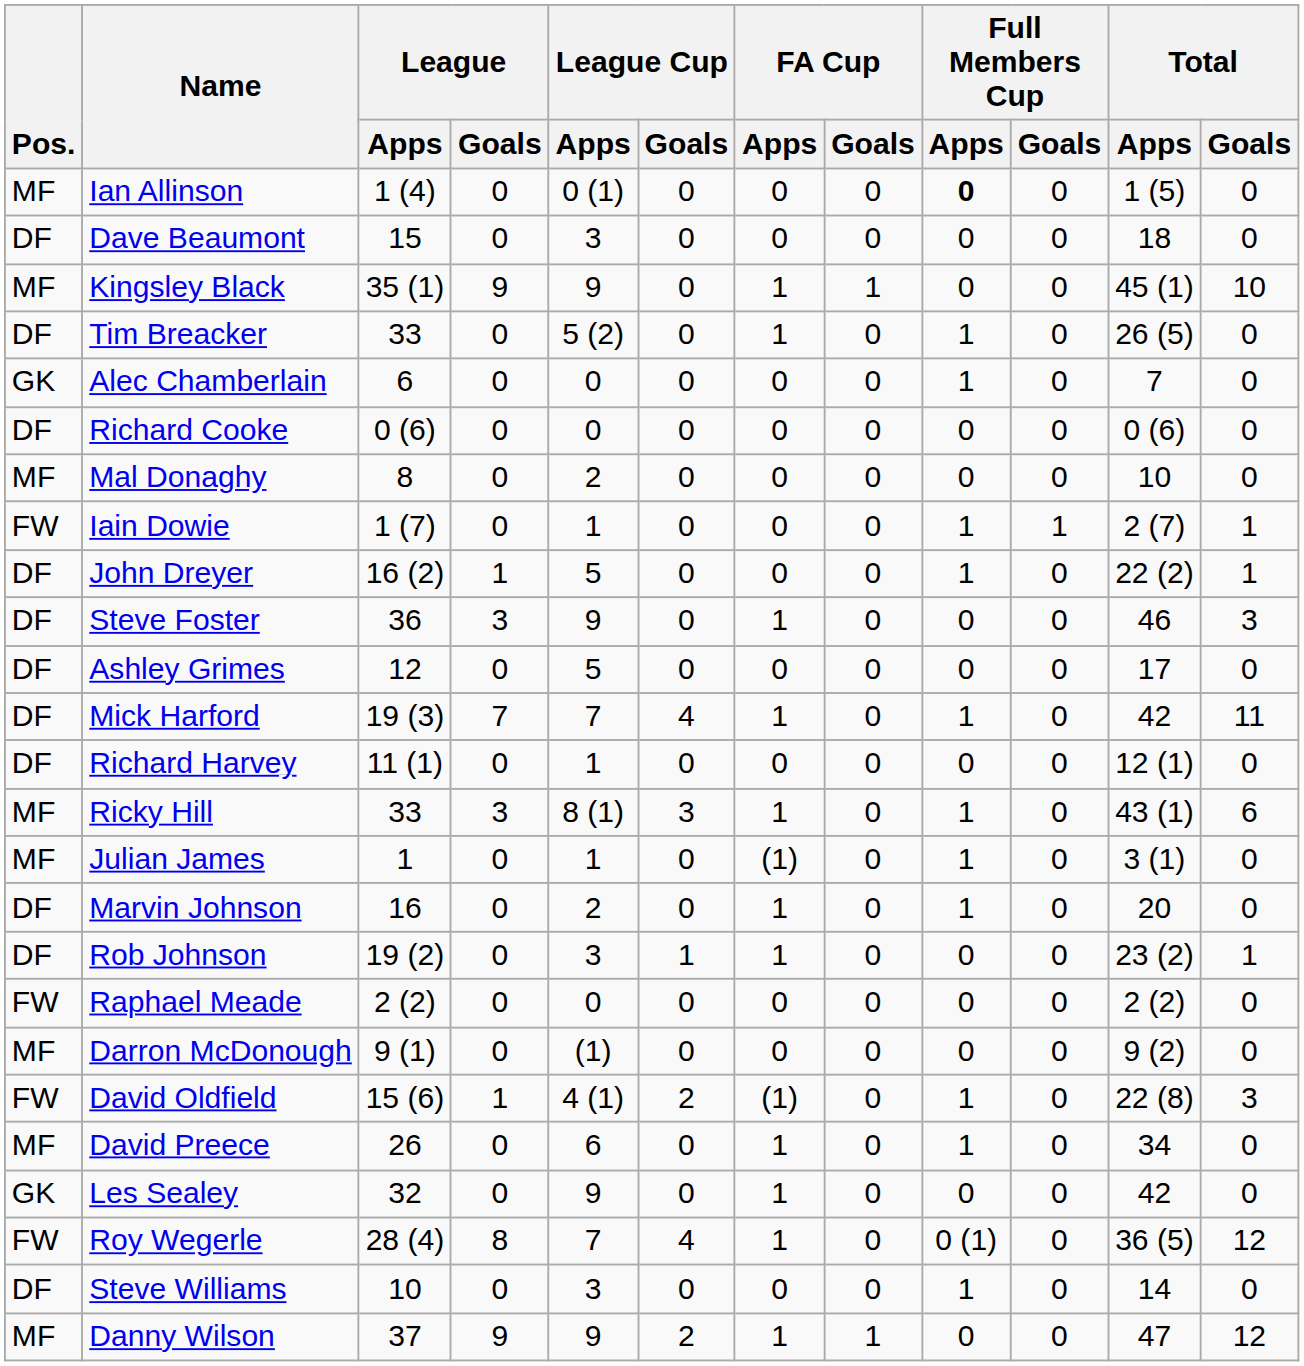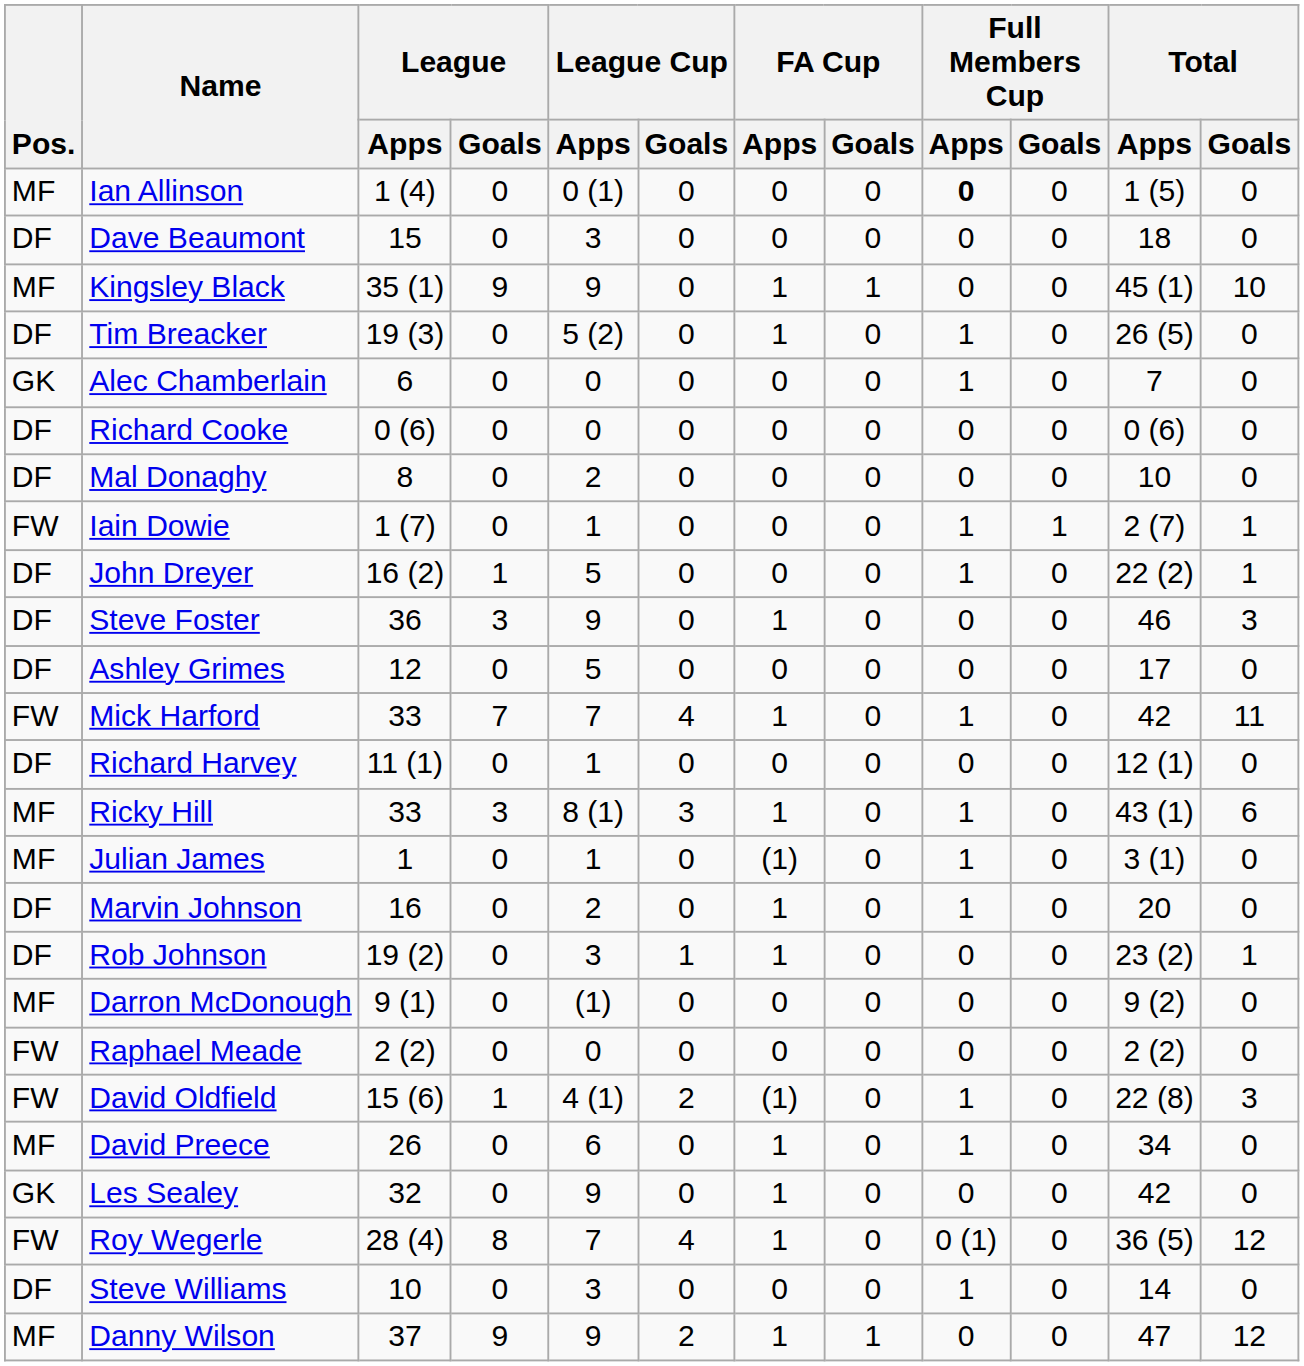(405, 334) 33 -> (405, 334) 19 (3)
(34, 477) MF -> (32, 477) DF
(32, 716) DF -> (35, 716) FW
(405, 716) 19 (3) -> (405, 716) 33
rows swapped: (195, 1002) <-> (221, 1050)
